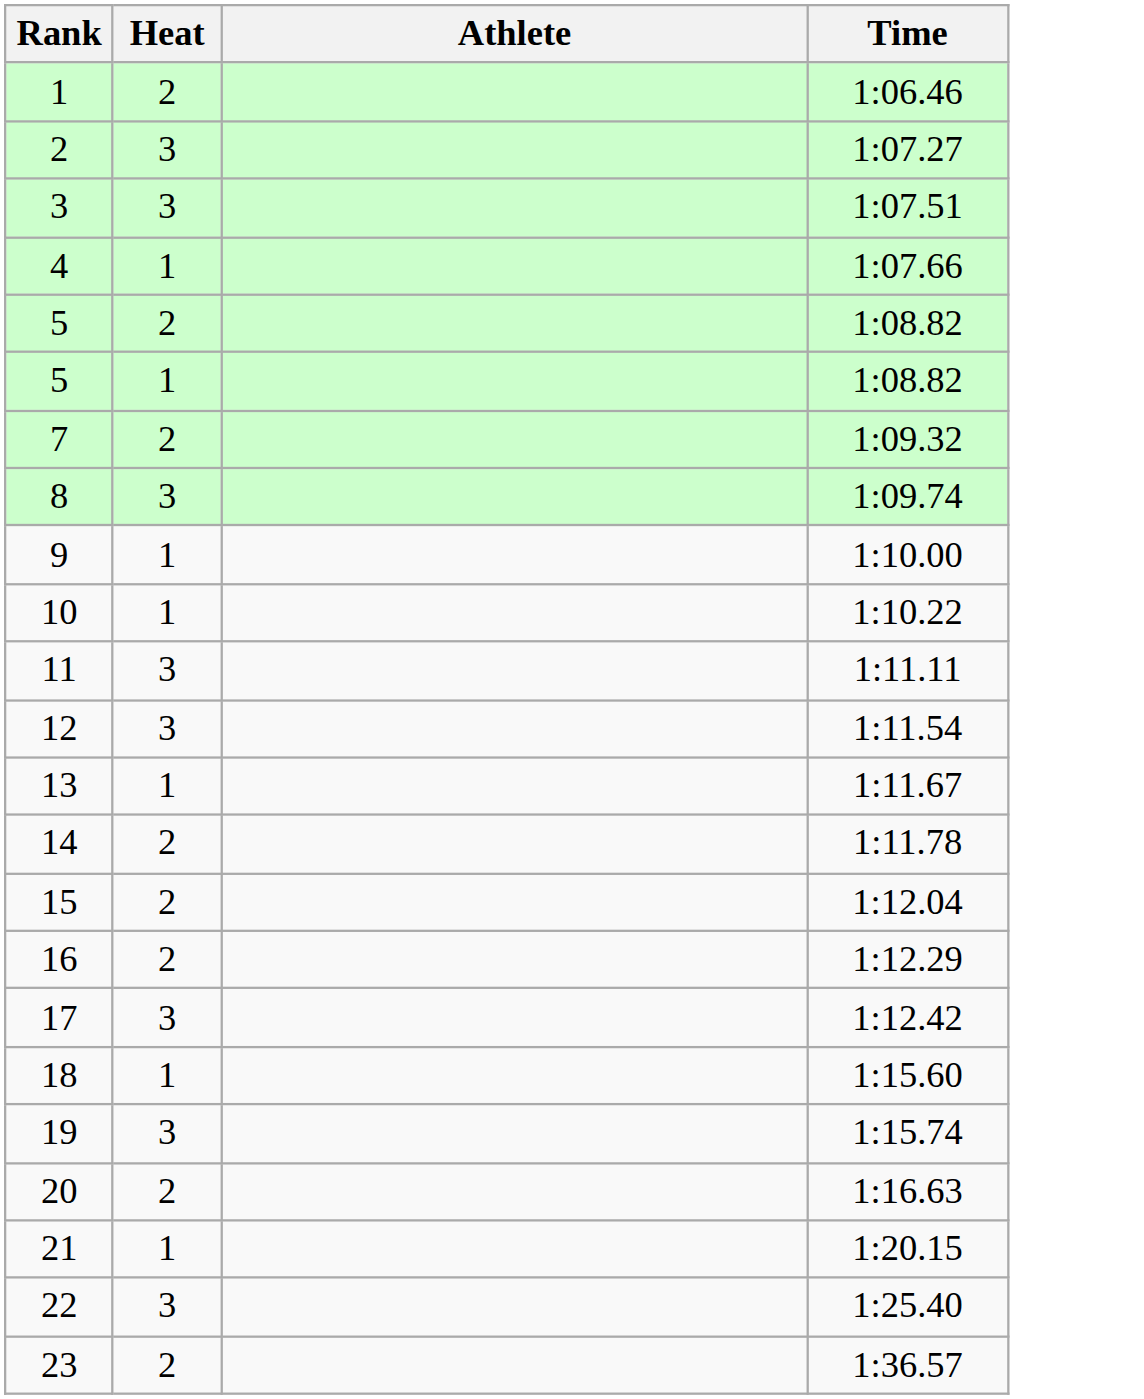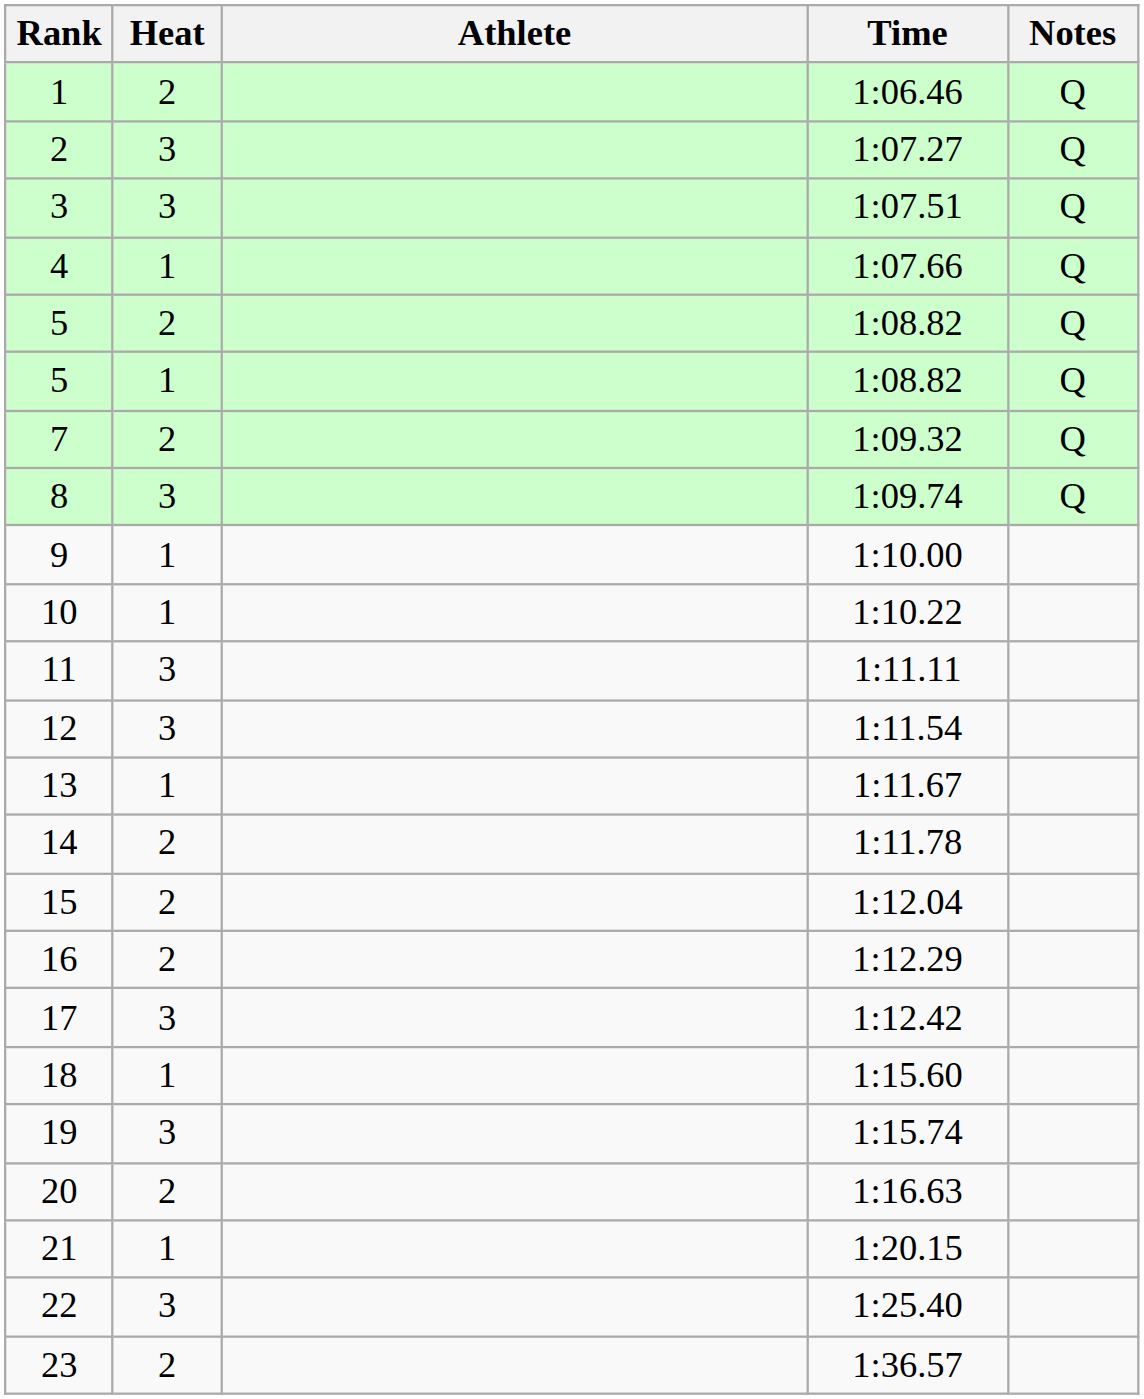+ column: (1073, 33)
